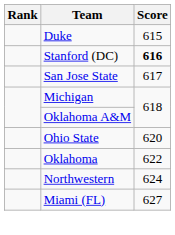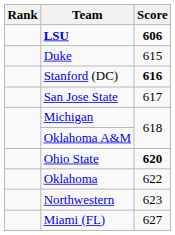+ row: (56, 35)
(152, 138) normal -> (152, 158) bold
(152, 179) 624 -> (152, 199) 623
